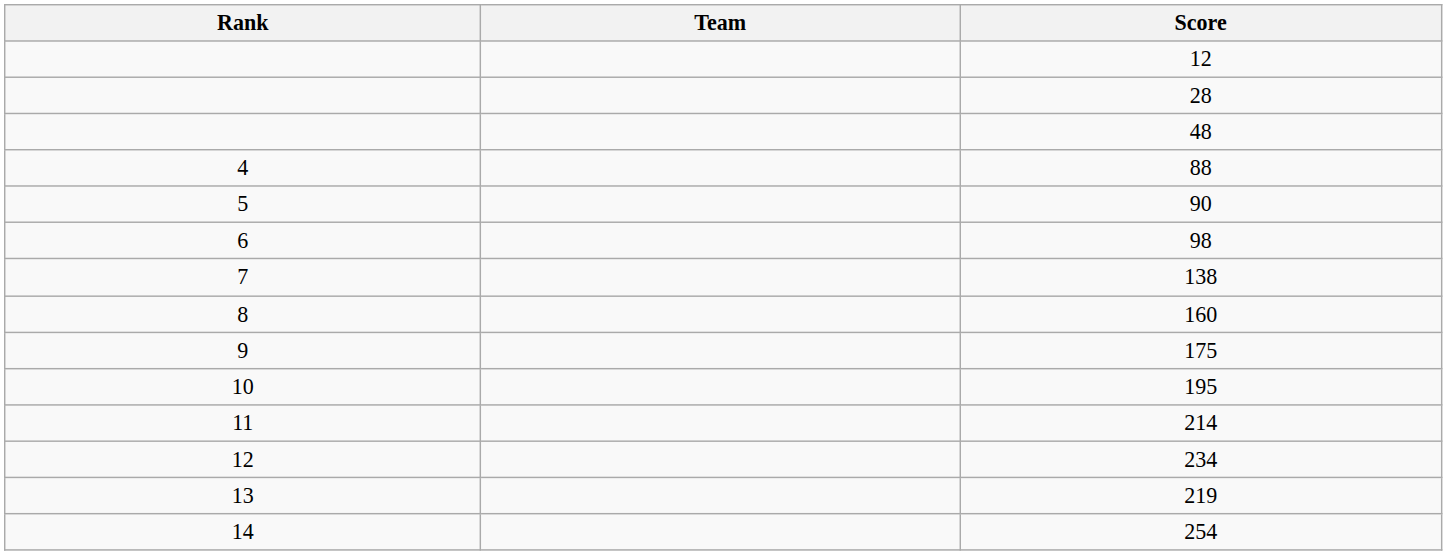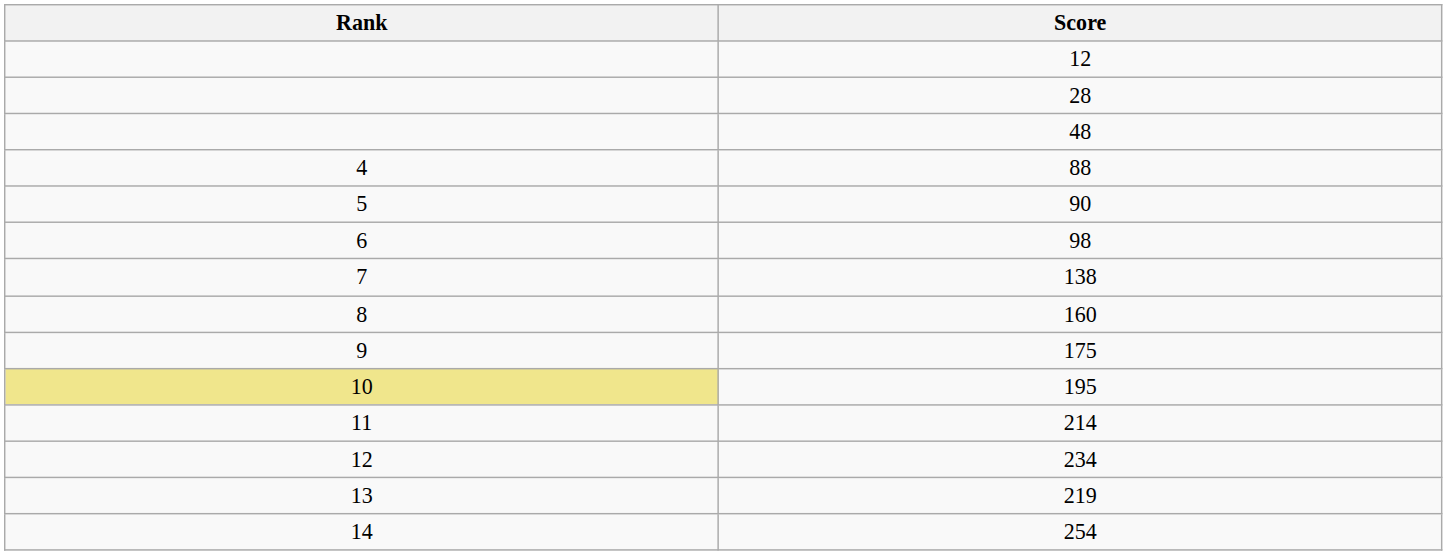- column: (720, 22)
(243, 386) no background -> (362, 386) khaki background
